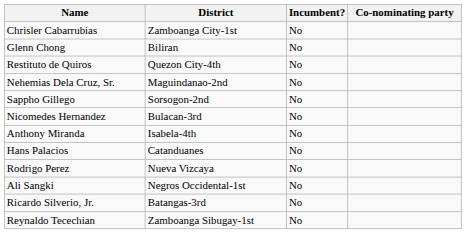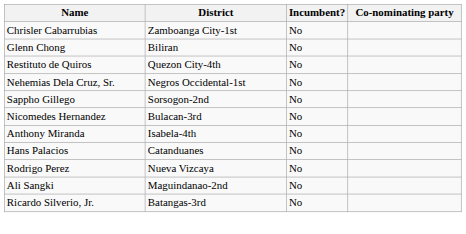(188, 82) Maguindanao-2nd -> (197, 82) Negros Occidental-1st
(197, 185) Negros Occidental-1st -> (188, 185) Maguindanao-2nd
- row: (51, 220)
